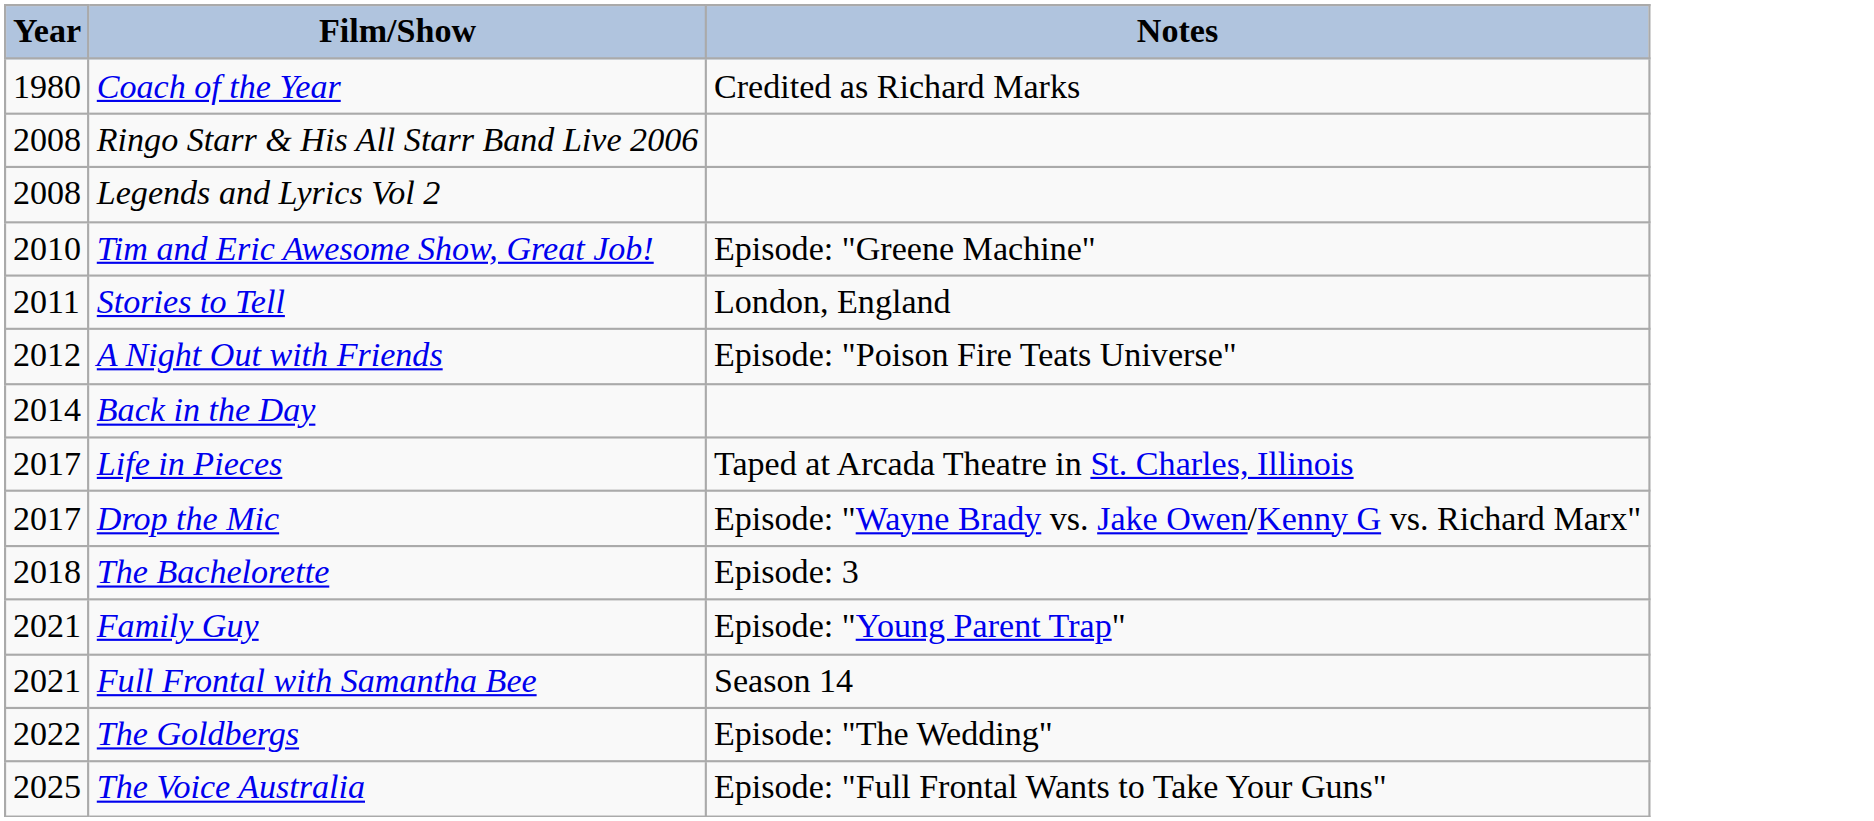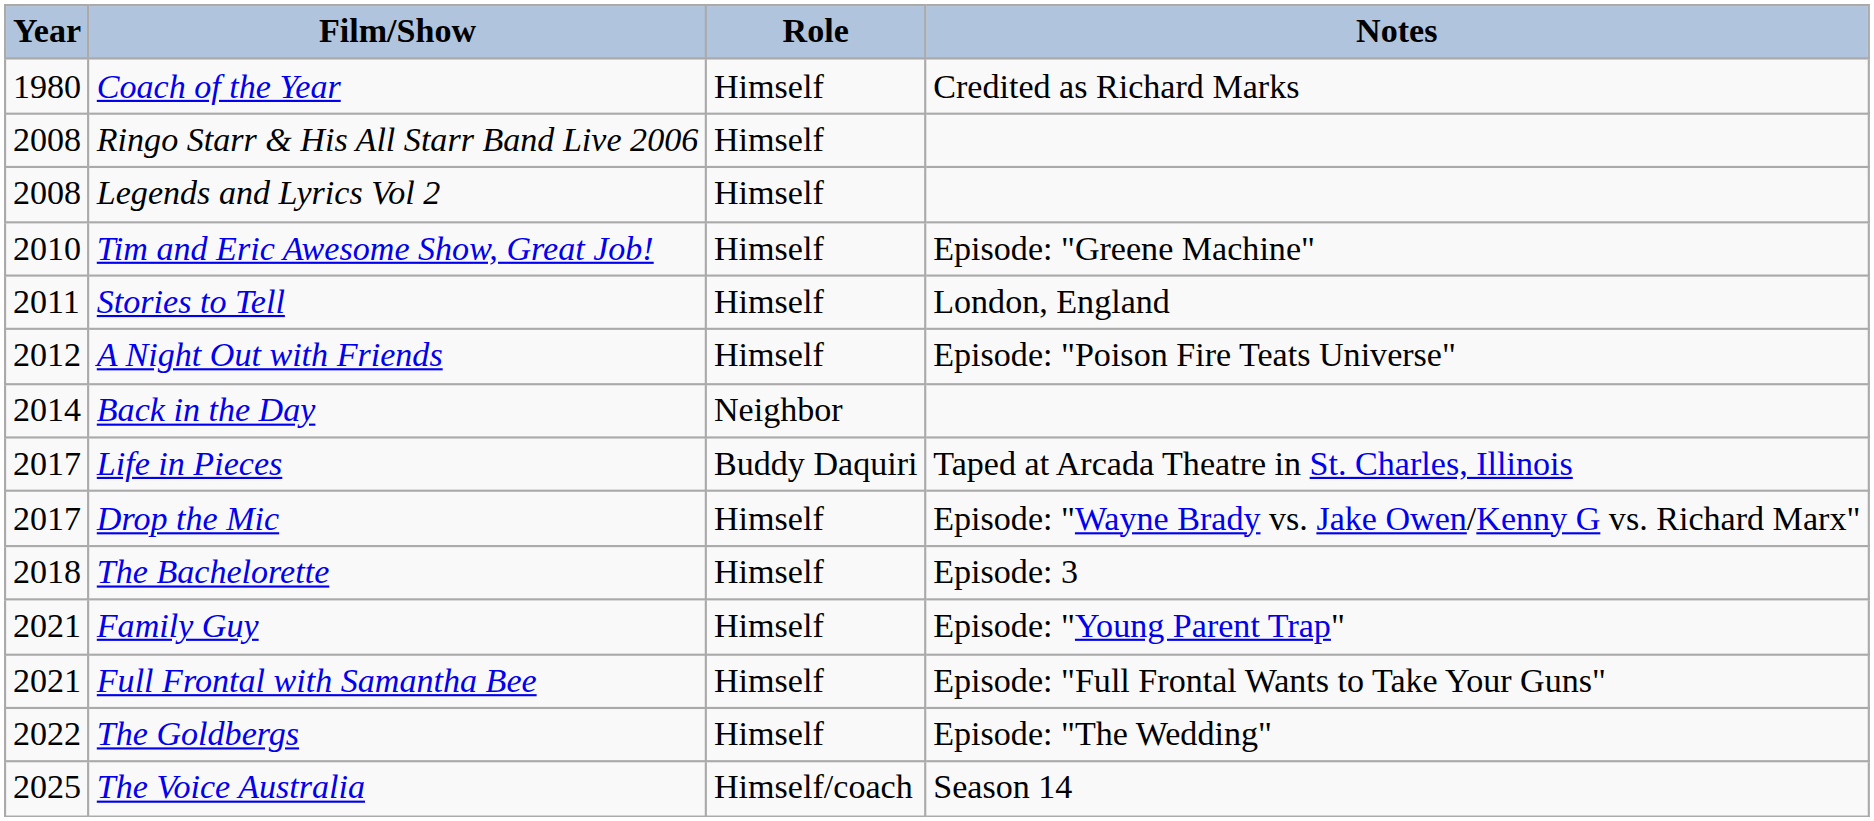+ column: (816, 31)
(784, 680) Season 14 -> (1270, 680) Episode: "Full Frontal Wants to Take Your Guns"
(1050, 788) Episode: "Full Frontal Wants to Take Your Guns" -> (1003, 788) Season 14
